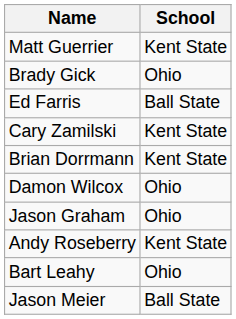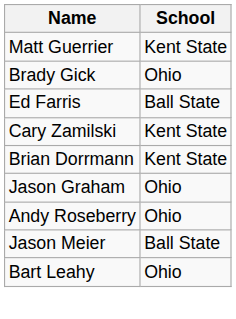- row: (66, 187)
(186, 243) Kent State -> (163, 215) Ohio
rows swapped: (57, 300) <-> (52, 272)
